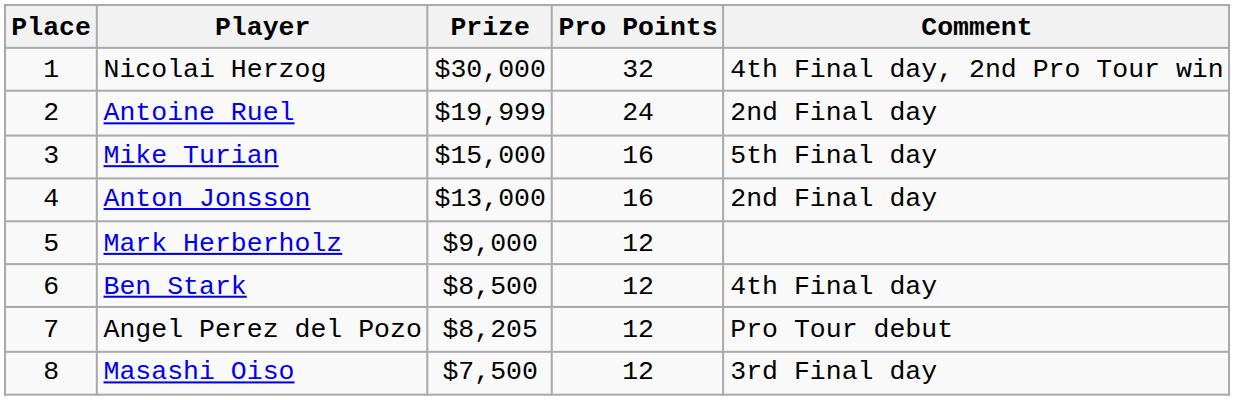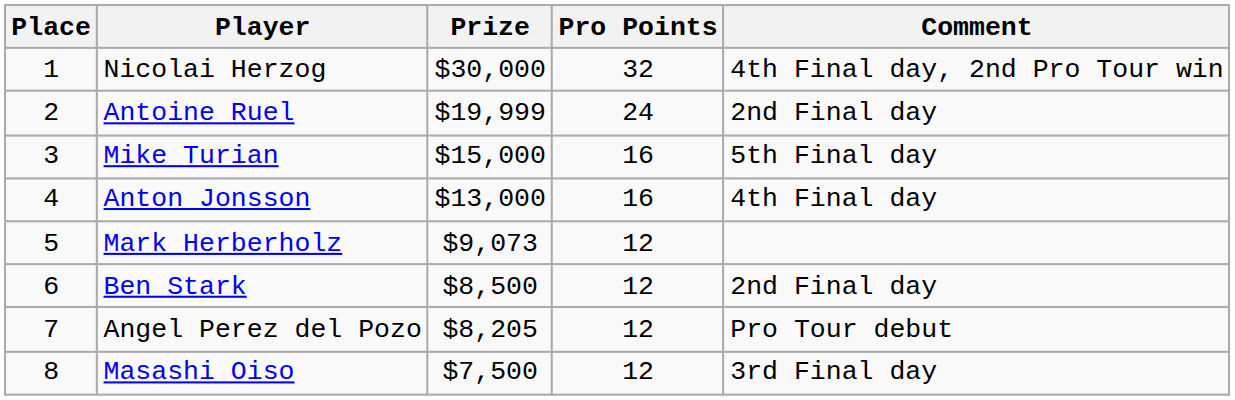(834, 200) 2nd Final day -> (834, 200) 4th Final day
(490, 243) $9,000 -> (490, 243) $9,073
(834, 286) 4th Final day -> (834, 286) 2nd Final day
